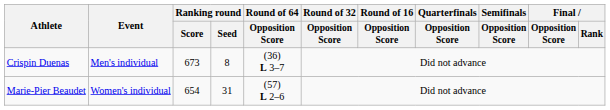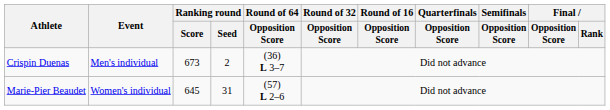(227, 62) 8 -> (227, 62) 2
(192, 91) 654 -> (192, 91) 645
